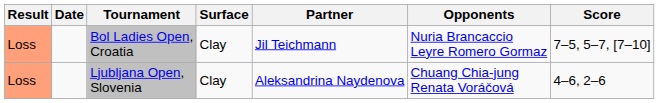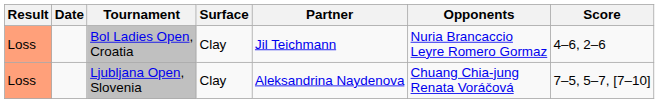(602, 44) 7–5, 5–7, [7–10] -> (580, 44) 4–6, 2–6
(580, 80) 4–6, 2–6 -> (602, 80) 7–5, 5–7, [7–10]
